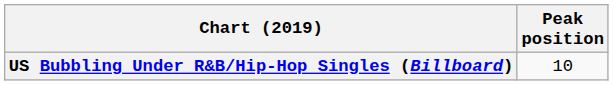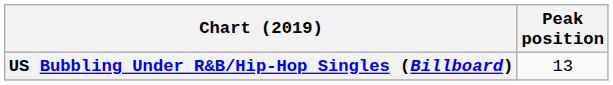(563, 66) 10 -> (563, 66) 13
